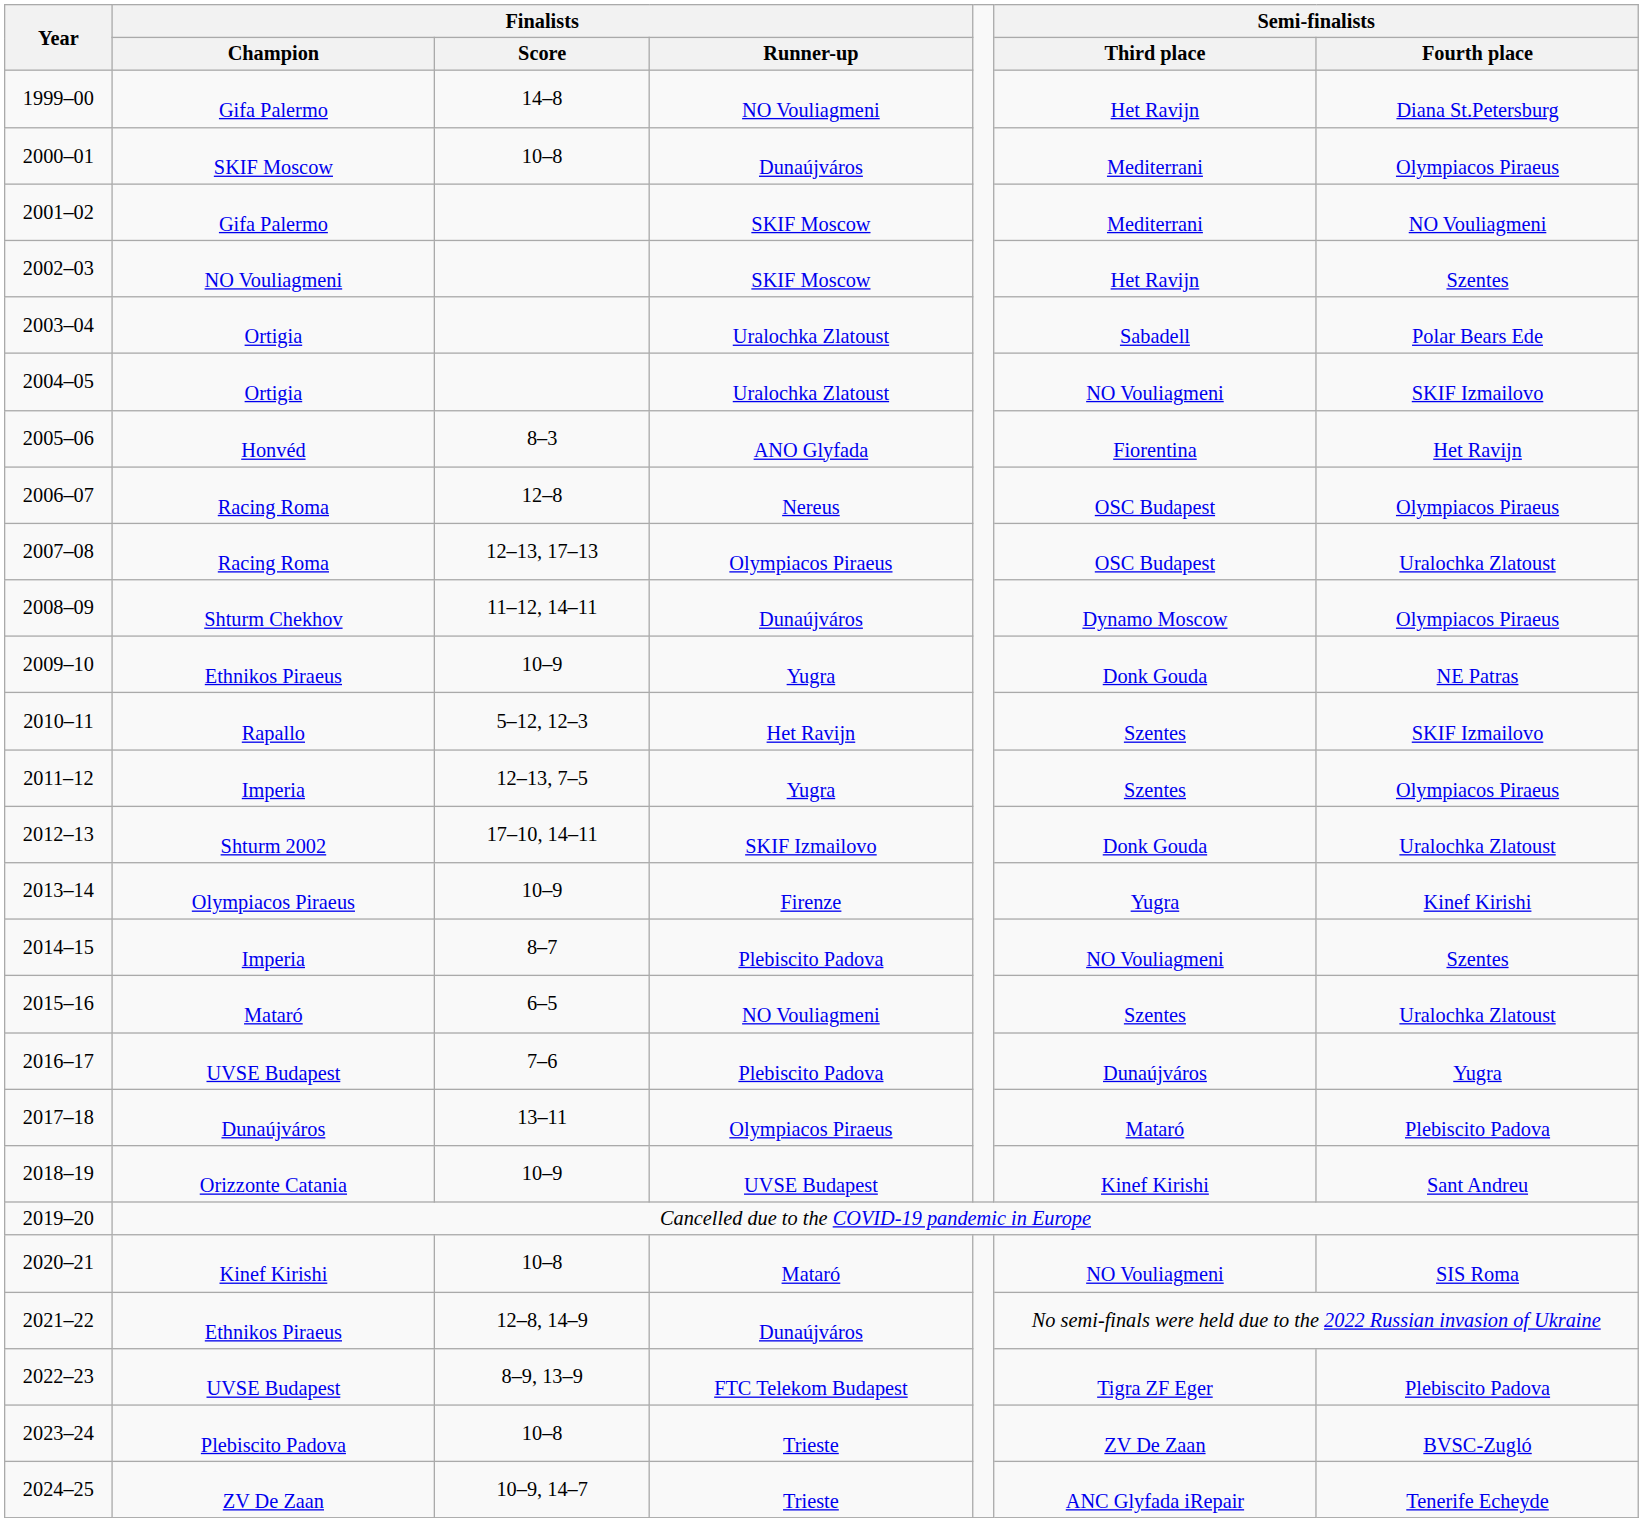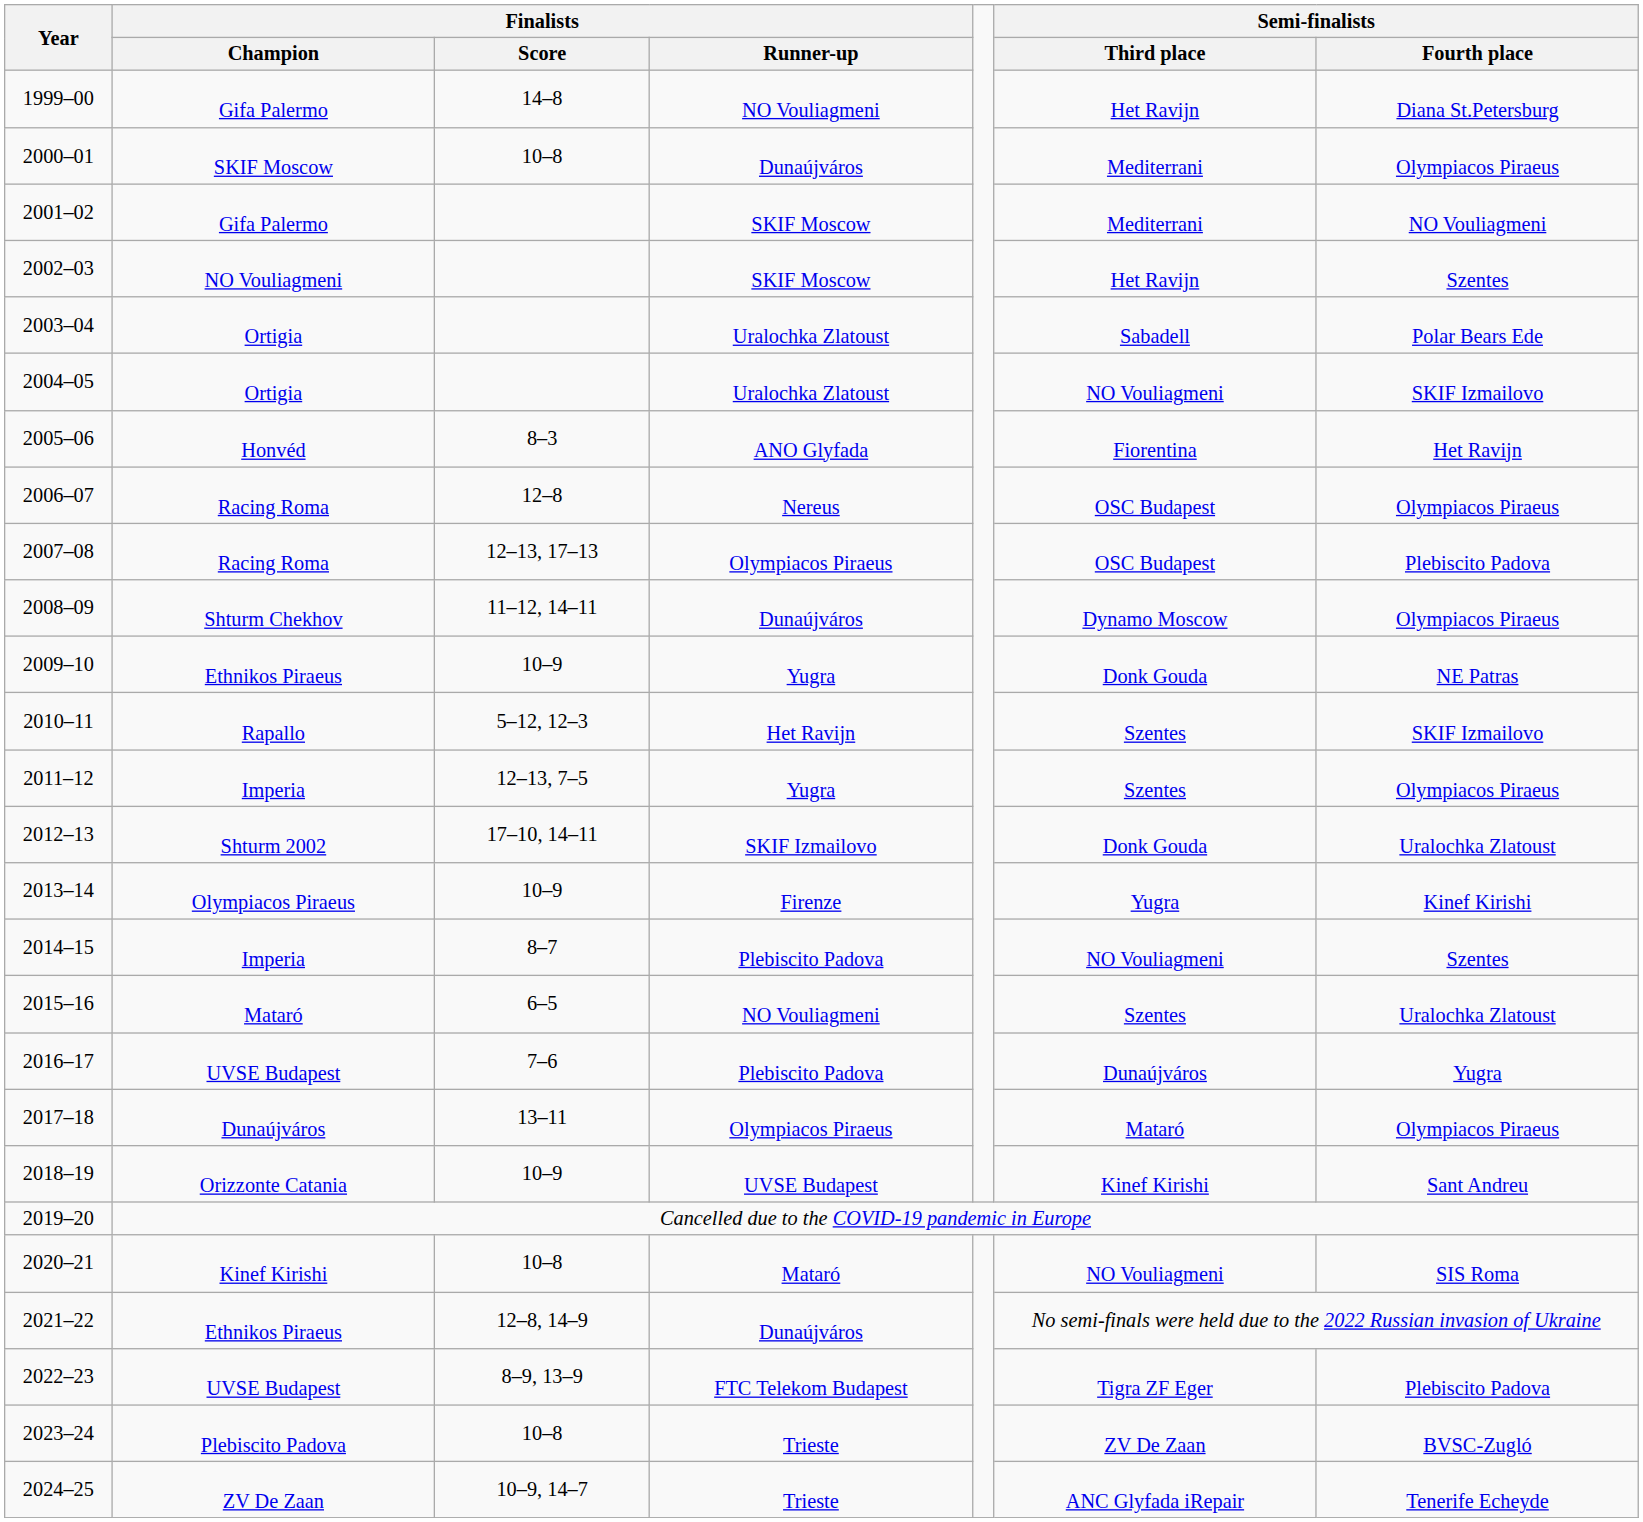(1478, 562) Uralochka Zlatoust -> (1478, 562) Plebiscito Padova
(1478, 1128) Plebiscito Padova -> (1478, 1128) Olympiacos Piraeus
